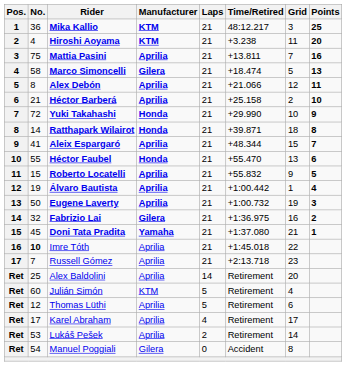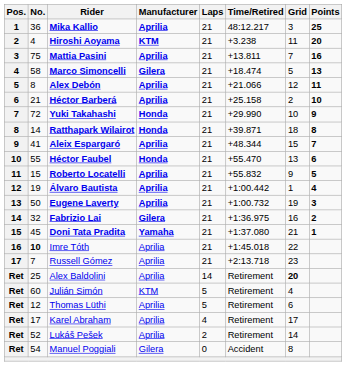(149, 27) KTM -> (153, 27) Aprilia
(293, 276) normal -> (293, 276) bold
(35, 335) 53 -> (35, 335) 52
